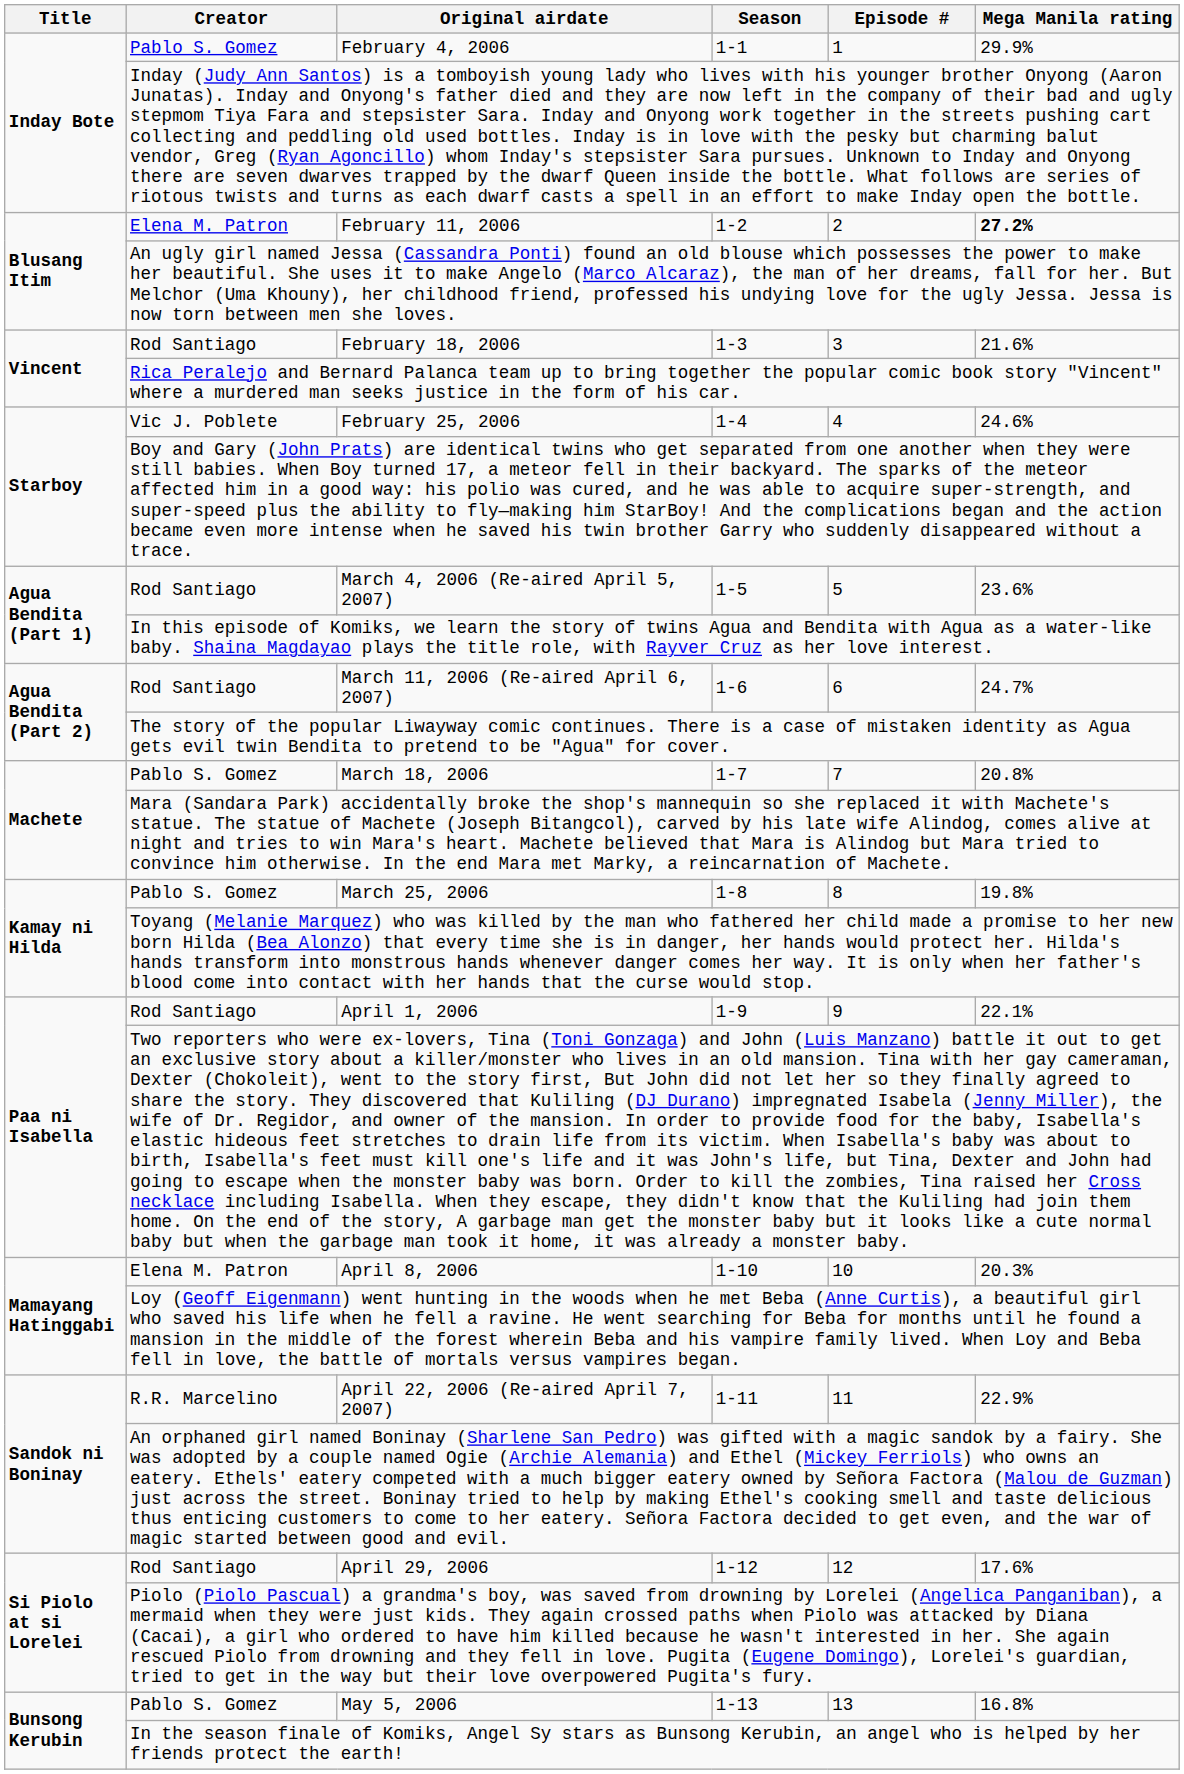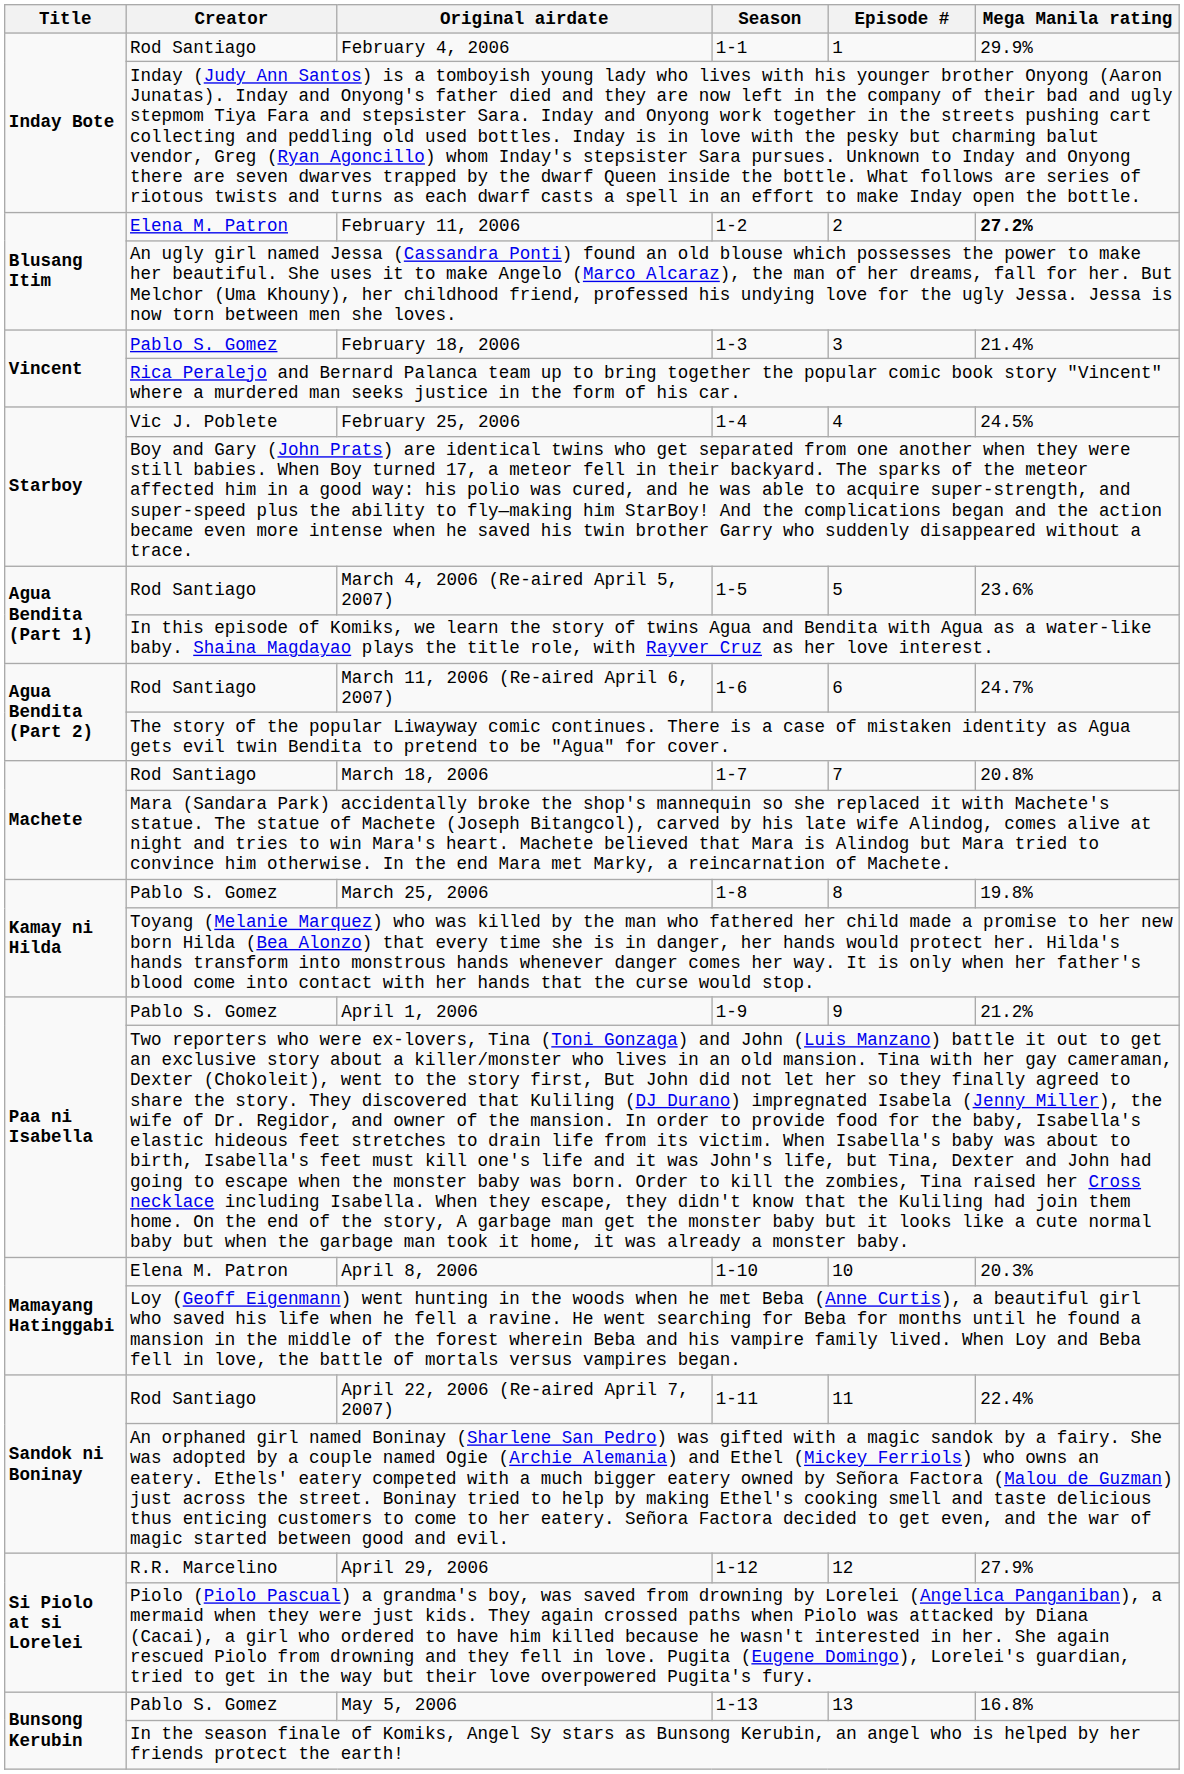(204, 48) Pablo S. Gomez -> (193, 48) Rod Santiago
(193, 344) Rod Santiago -> (204, 344) Pablo S. Gomez
(1006, 344) 21.6% -> (1006, 344) 21.4%
(1006, 422) 24.6% -> (1006, 422) 24.5%
(204, 776) Pablo S. Gomez -> (193, 776) Rod Santiago
(193, 1011) Rod Santiago -> (204, 1011) Pablo S. Gomez
(1006, 1011) 22.1% -> (1006, 1011) 21.2%
(204, 1399) R.R. Marcelino -> (193, 1399) Rod Santiago
(1006, 1399) 22.9% -> (1006, 1399) 22.4%
(193, 1568) Rod Santiago -> (204, 1568) R.R. Marcelino
(1006, 1568) 17.6% -> (1006, 1568) 27.9%
